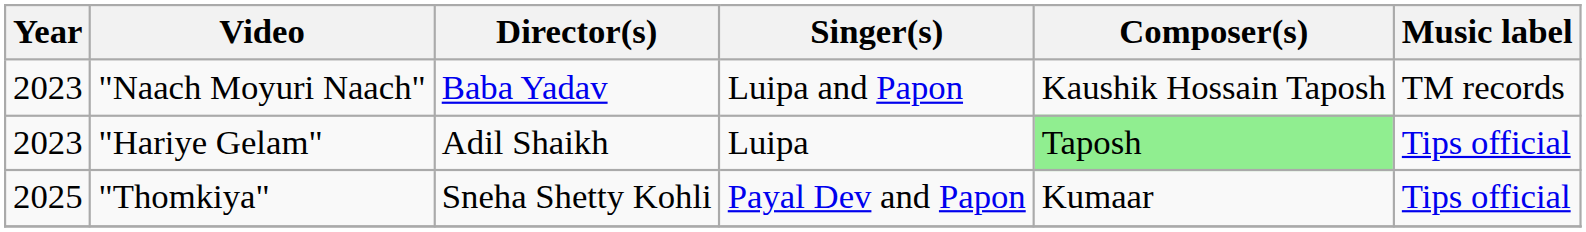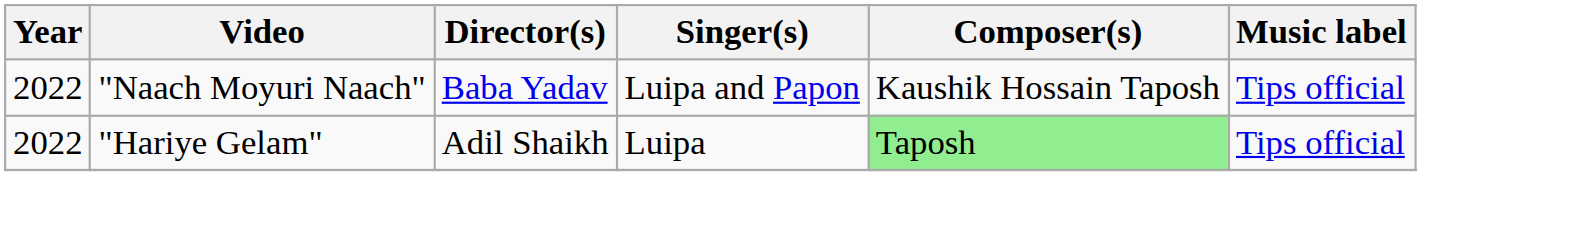(48, 87) 2023 -> (48, 87) 2022
(1483, 87) TM records -> (1320, 87) Tips official
(48, 142) 2023 -> (48, 142) 2022
- row: (184, 197)
